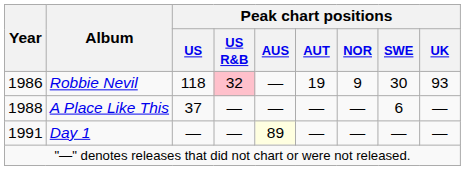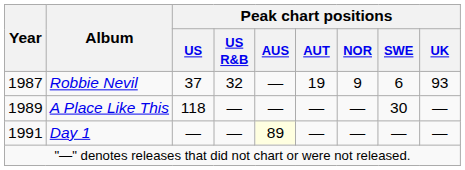(25, 83) 1986 -> (25, 83) 1987
(193, 83) 118 -> (193, 83) 37
(234, 83) pink background -> (234, 83) no background
(399, 83) 30 -> (399, 83) 6
(25, 108) 1988 -> (25, 108) 1989
(193, 108) 37 -> (193, 108) 118
(399, 108) 6 -> (399, 108) 30
